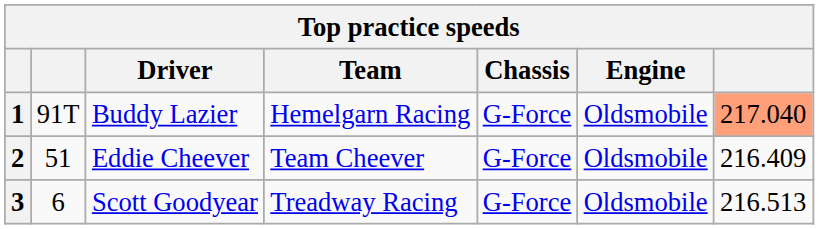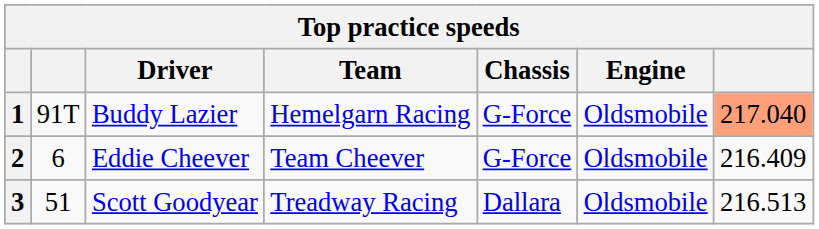(58, 158) 51 -> (58, 158) 6
(58, 202) 6 -> (58, 202) 51
(527, 202) G-Force -> (522, 202) Dallara
